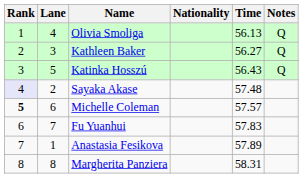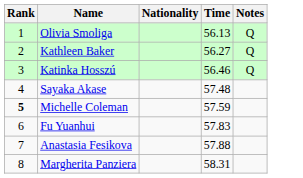- column: (53, 13)
(248, 70) 56.43 -> (217, 70) 56.46
(21, 88) lavender background -> (21, 88) no background
(248, 107) 57.57 -> (217, 107) 57.59
(248, 145) 57.89 -> (217, 145) 57.88
